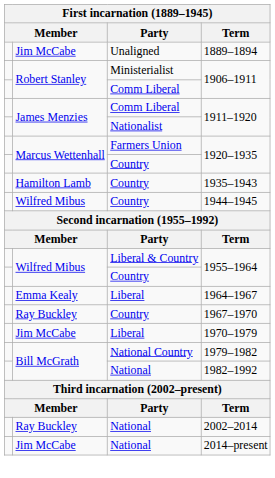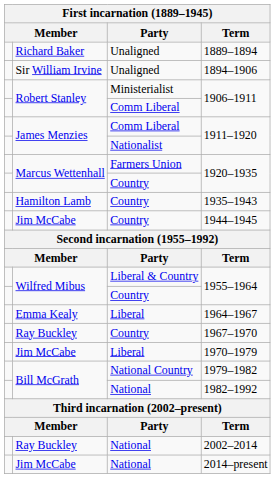(46, 51) Jim McCabe -> (50, 51) Richard Baker
+ row: (135, 70)
(50, 201) Wilfred Mibus -> (46, 220) Jim McCabe
